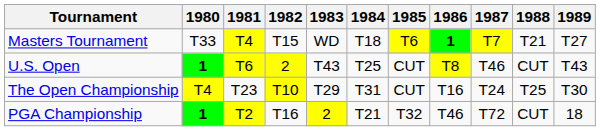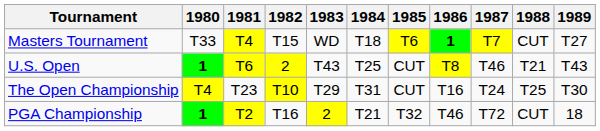(533, 41) T21 -> (533, 41) CUT
(533, 65) CUT -> (533, 65) T21
